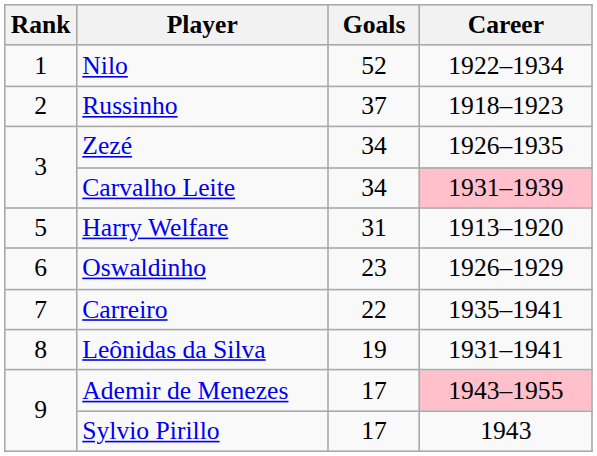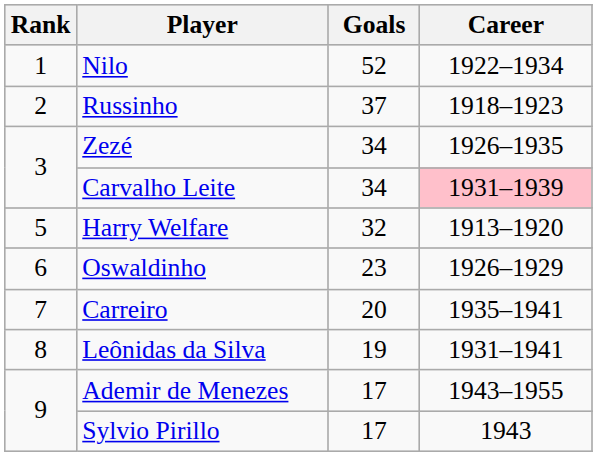(374, 227) 31 -> (374, 227) 32
(374, 308) 22 -> (374, 308) 20
(506, 390) pink background -> (506, 390) no background
